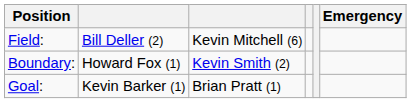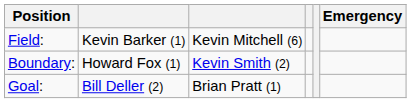(123, 40) Bill Deller (2) -> (134, 40) Kevin Barker (1)
(134, 86) Kevin Barker (1) -> (123, 86) Bill Deller (2)
